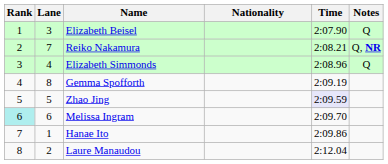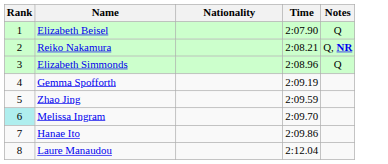- column: (49, 13)
(330, 99) lavender background -> (302, 99) no background
